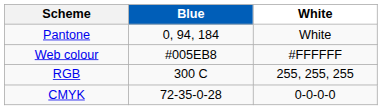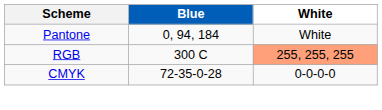- row: (67, 54)
(315, 74) no background -> (315, 54) lightsalmon background
